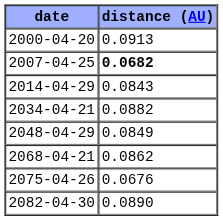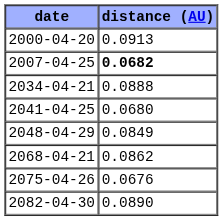- row: (52, 87)
(128, 110) 0.0882 -> (128, 87) 0.0888
+ row: (52, 110)
